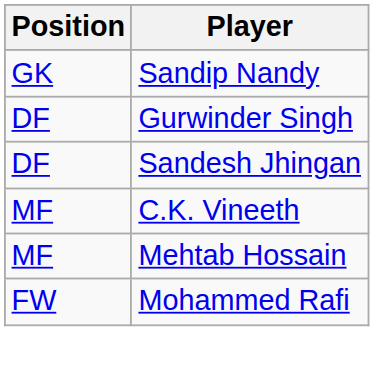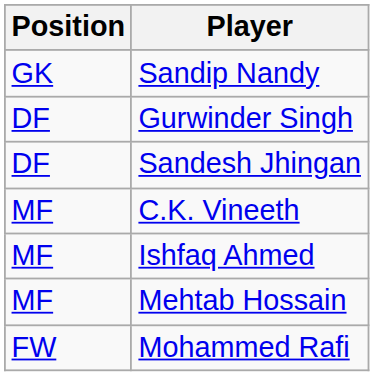+ row: (226, 255)
